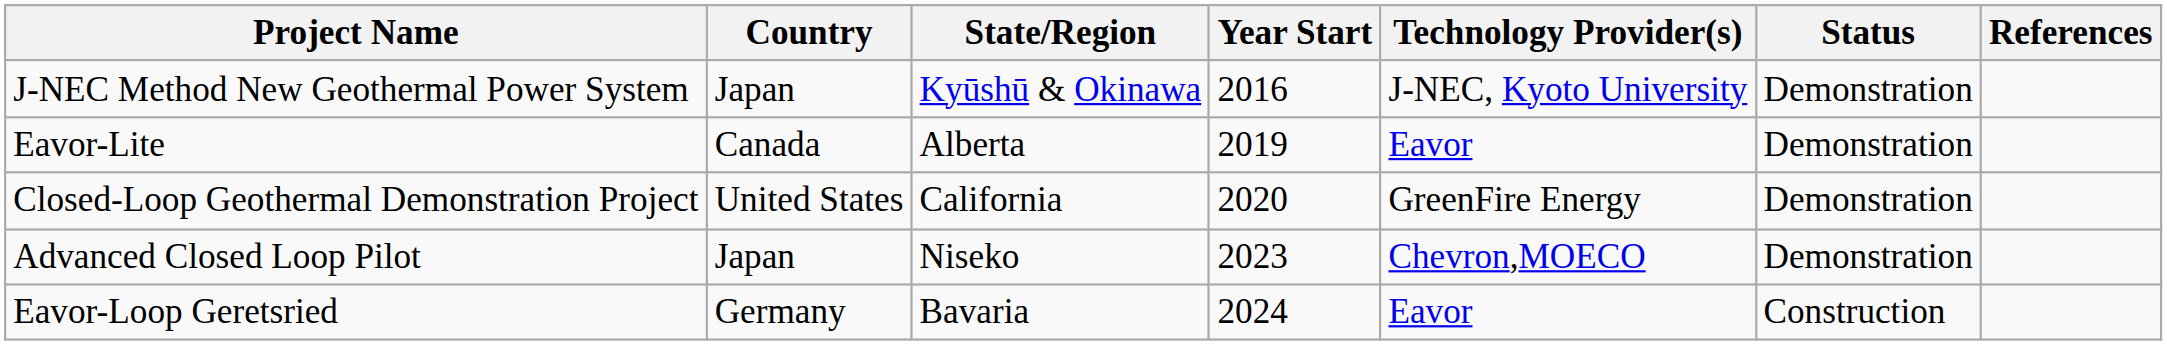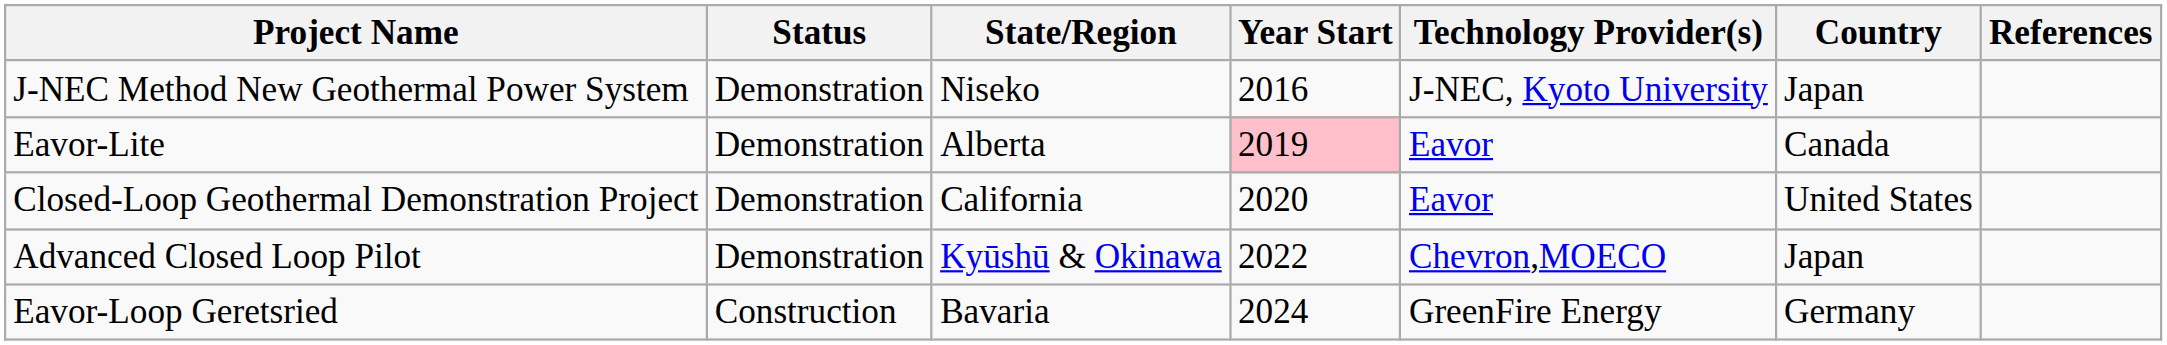columns swapped: (809, 32) <-> (1868, 32)
(1060, 88) Kyūshū & Okinawa -> (990, 88) Niseko
(1253, 144) no background -> (1273, 144) pink background
(1515, 199) GreenFire Energy -> (1451, 199) Eavor
(969, 255) Niseko -> (1081, 255) Kyūshū & Okinawa
(1253, 255) 2023 -> (1273, 255) 2022
(1430, 311) Eavor -> (1535, 311) GreenFire Energy
